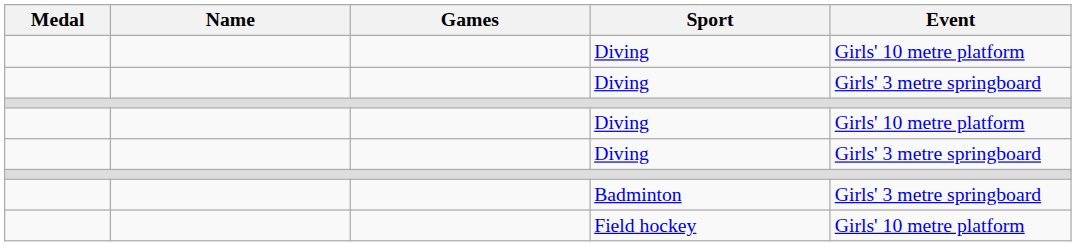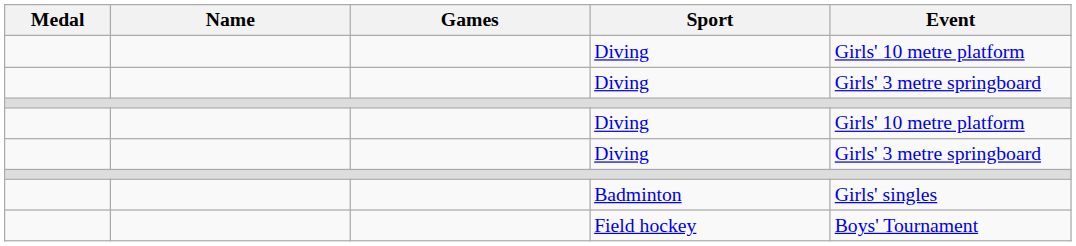(938, 194) Girls' 3 metre springboard -> (886, 194) Girls' singles
(930, 225) Girls' 10 metre platform -> (906, 225) Boys' Tournament
